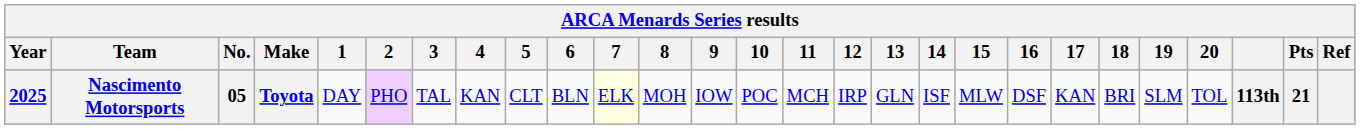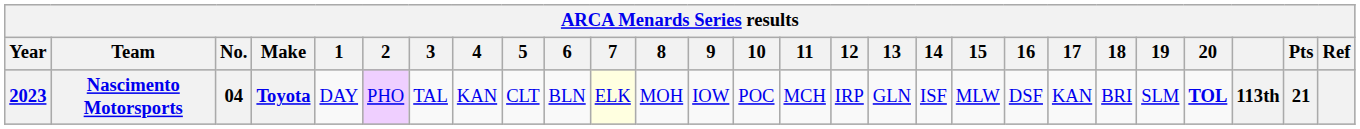(28, 96) 2025 -> (28, 96) 2023
(237, 96) 05 -> (234, 96) 04
(1209, 96) normal -> (1208, 96) bold
